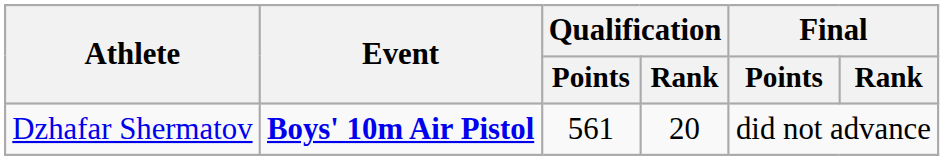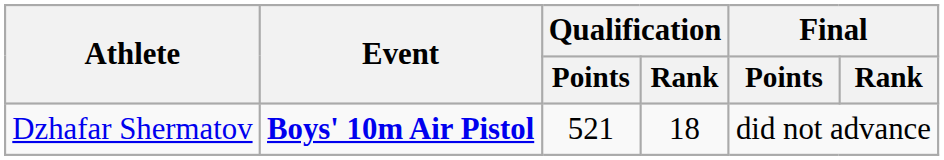(591, 129) 561 -> (591, 129) 521
(685, 129) 20 -> (685, 129) 18
